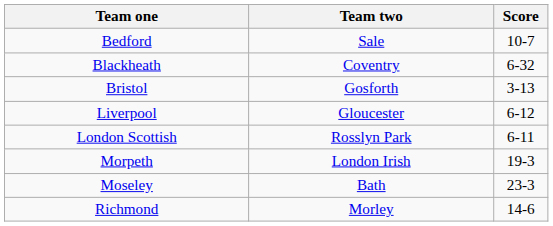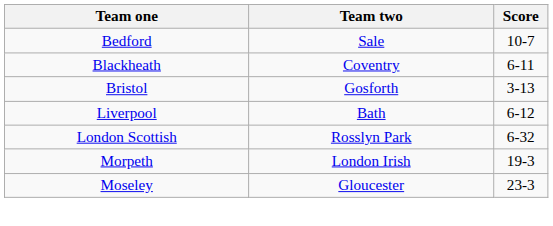(521, 64) 6-32 -> (521, 64) 6-11
(371, 112) Gloucester -> (371, 112) Bath
(521, 137) 6-11 -> (521, 137) 6-32
(371, 185) Bath -> (371, 185) Gloucester
- row: (127, 209)
